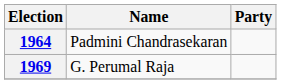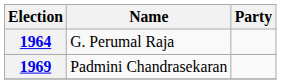(149, 41) Padmini Chandrasekaran -> (122, 41) G. Perumal Raja
(122, 66) G. Perumal Raja -> (149, 66) Padmini Chandrasekaran
